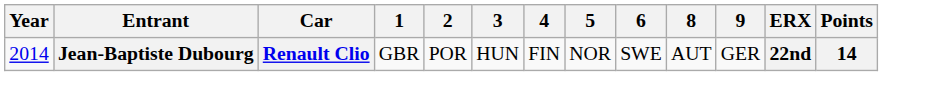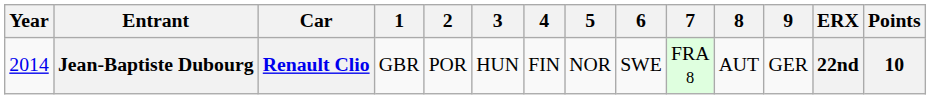+ column: (690, 21)
(847, 53) 14 -> (894, 65) 10
